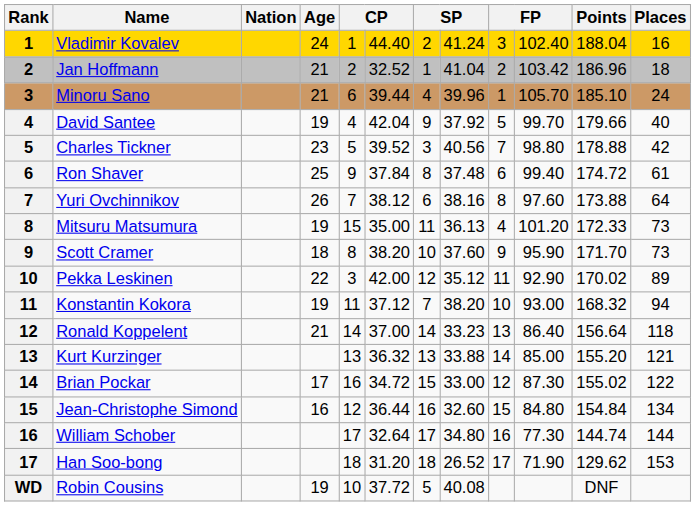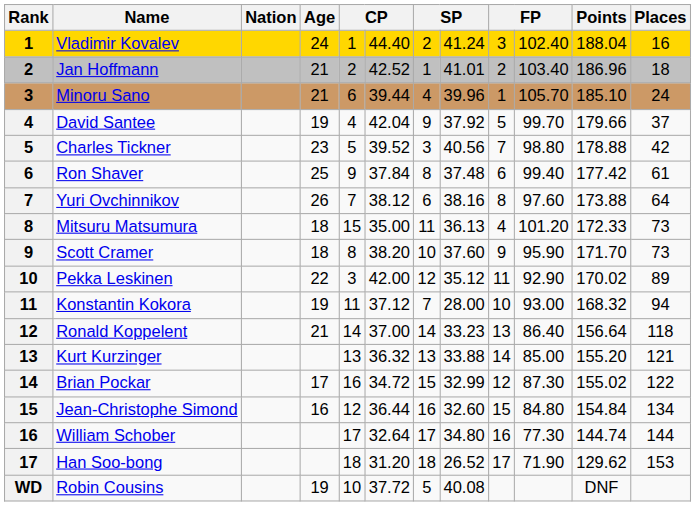(389, 69) 32.52 -> (389, 69) 42.52
(464, 69) 41.04 -> (464, 69) 41.01
(543, 69) 103.42 -> (543, 69) 103.40
(660, 122) 40 -> (660, 122) 37
(601, 174) 174.72 -> (601, 174) 177.42
(320, 226) 19 -> (320, 226) 18
(464, 305) 38.20 -> (464, 305) 28.00
(464, 383) 33.00 -> (464, 383) 32.99
